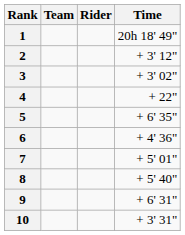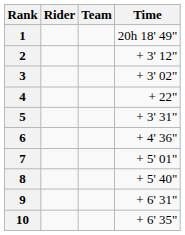columns swapped: (96, 14) <-> (59, 14)
(157, 117) + 6' 35" -> (157, 117) + 3' 31"
(157, 220) + 3' 31" -> (157, 220) + 6' 35"
